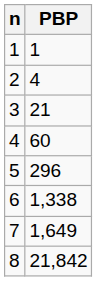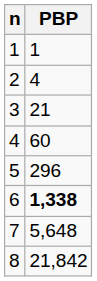(53, 200) normal -> (53, 200) bold
(53, 230) 1,649 -> (53, 230) 5,648
